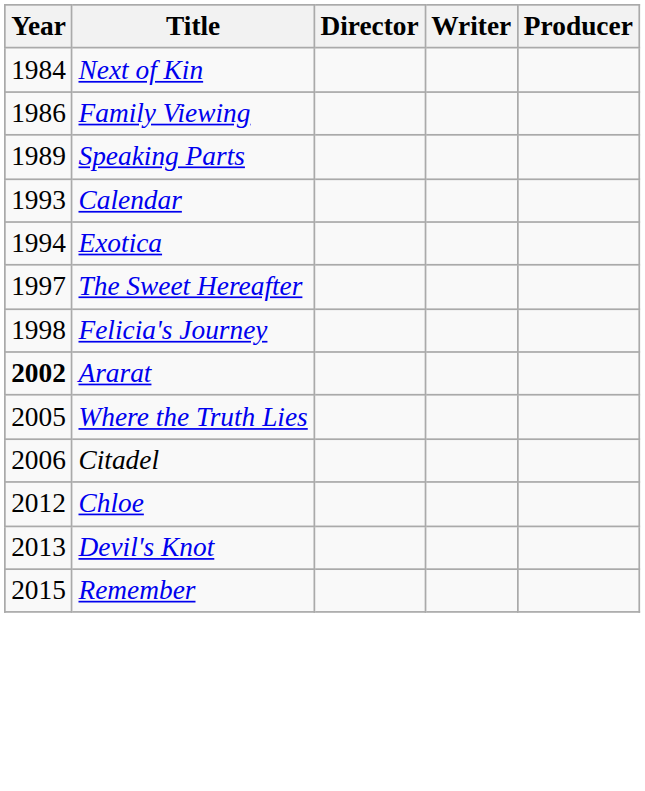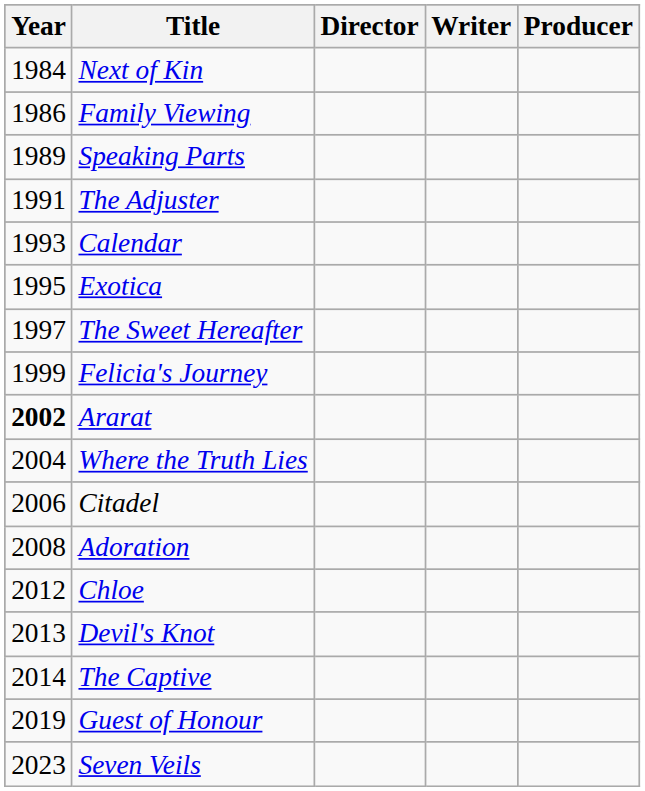+ row: (149, 199)
(39, 243) 1994 -> (39, 286) 1995
(39, 329) 1998 -> (39, 373) 1999
(39, 416) 2005 -> (39, 460) 2004
+ row: (134, 546)
+ row: (145, 677)
- row: (137, 590)
+ row: (170, 720)
+ row: (140, 763)
